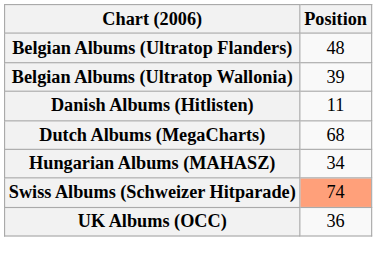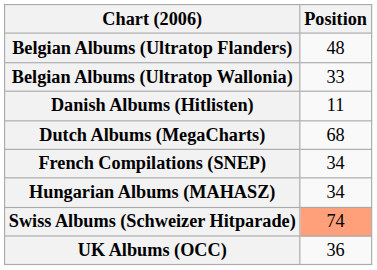(336, 76) 39 -> (336, 76) 33
+ row: (152, 163)
